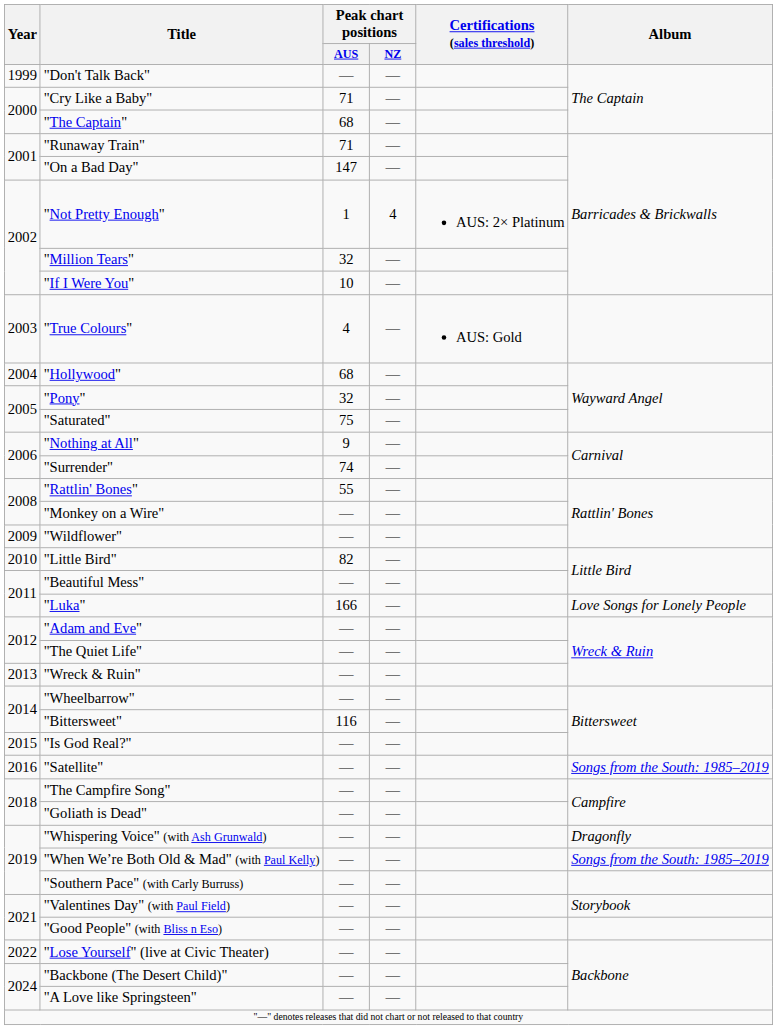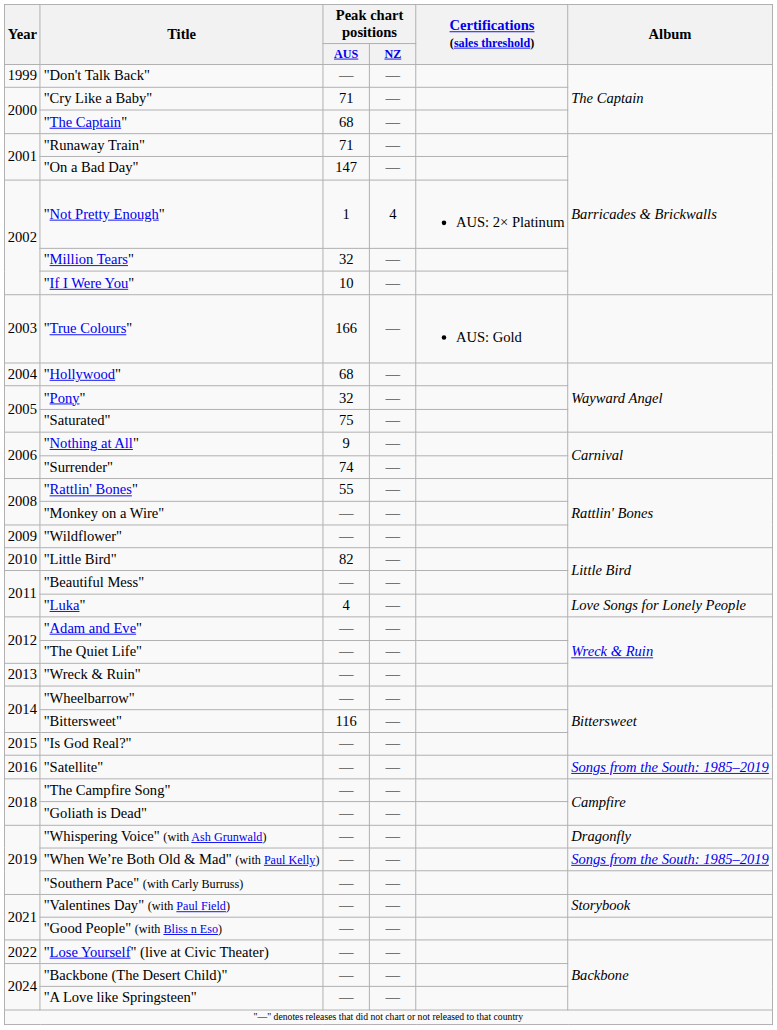(346, 328) 4 -> (346, 328) 166
(346, 605) 166 -> (346, 605) 4
